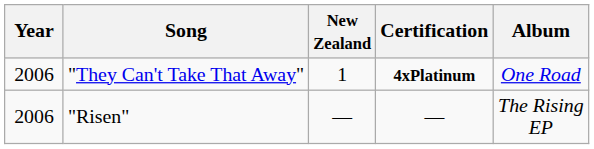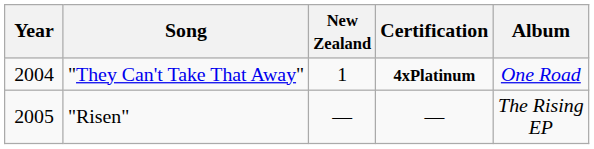(34, 74) 2006 -> (34, 74) 2004
(34, 116) 2006 -> (34, 116) 2005
